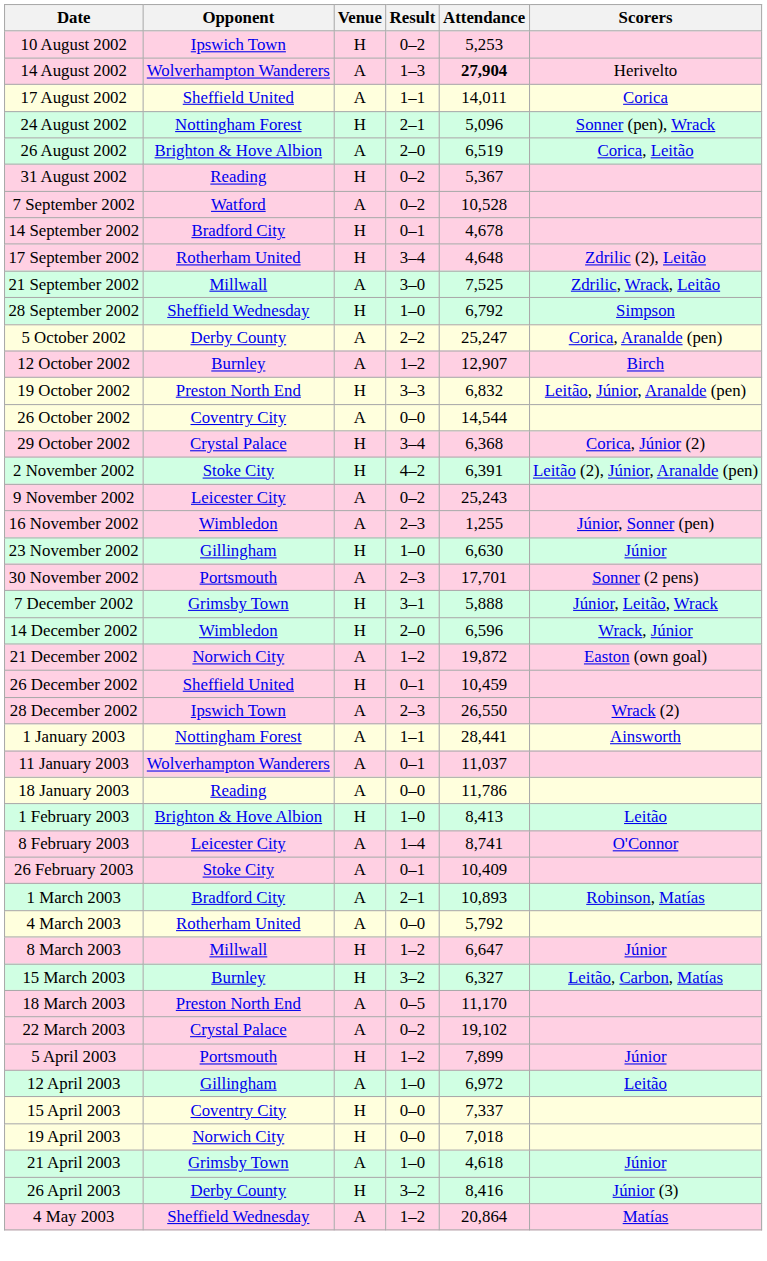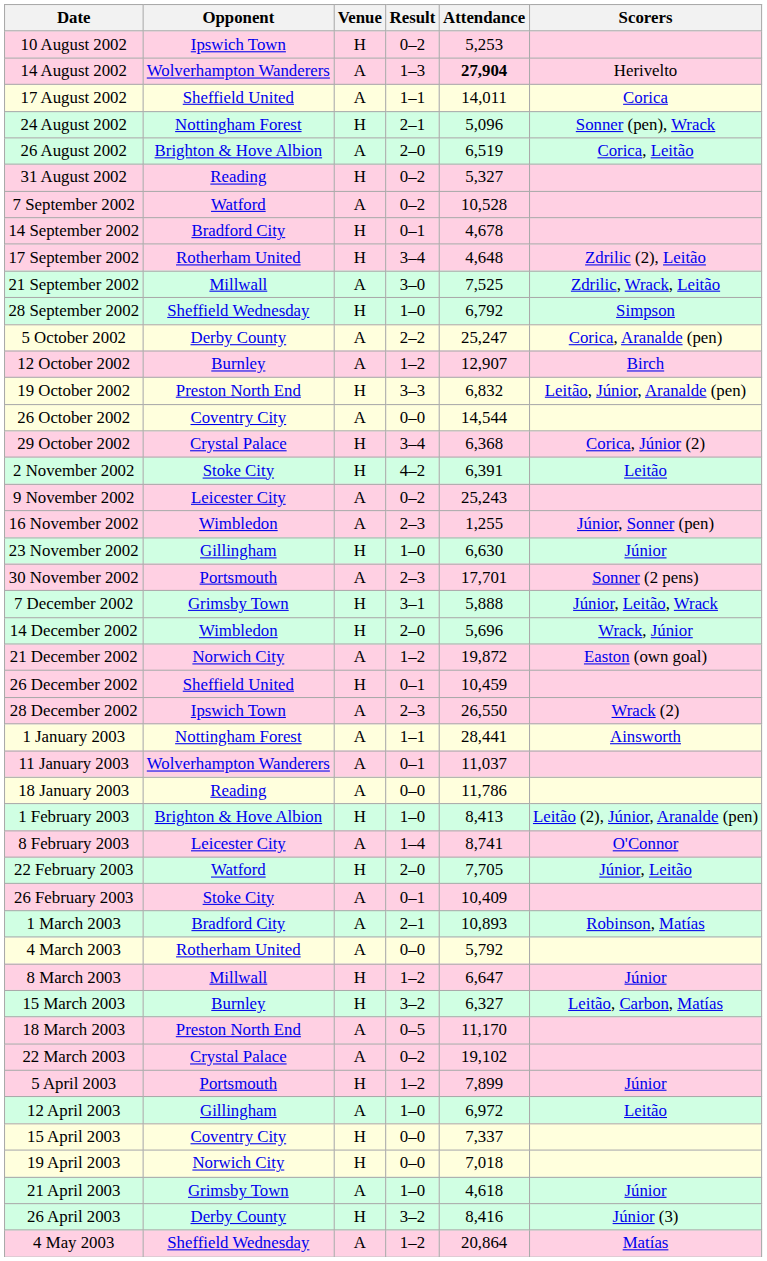(484, 177) 5,367 -> (484, 177) 5,327
(646, 470) Leitão (2), Júnior, Aranalde (pen) -> (646, 470) Leitão
(484, 630) 6,596 -> (484, 630) 5,696
(646, 817) Leitão -> (646, 817) Leitão (2), Júnior, Aranalde (pen)
+ row: (74, 870)
